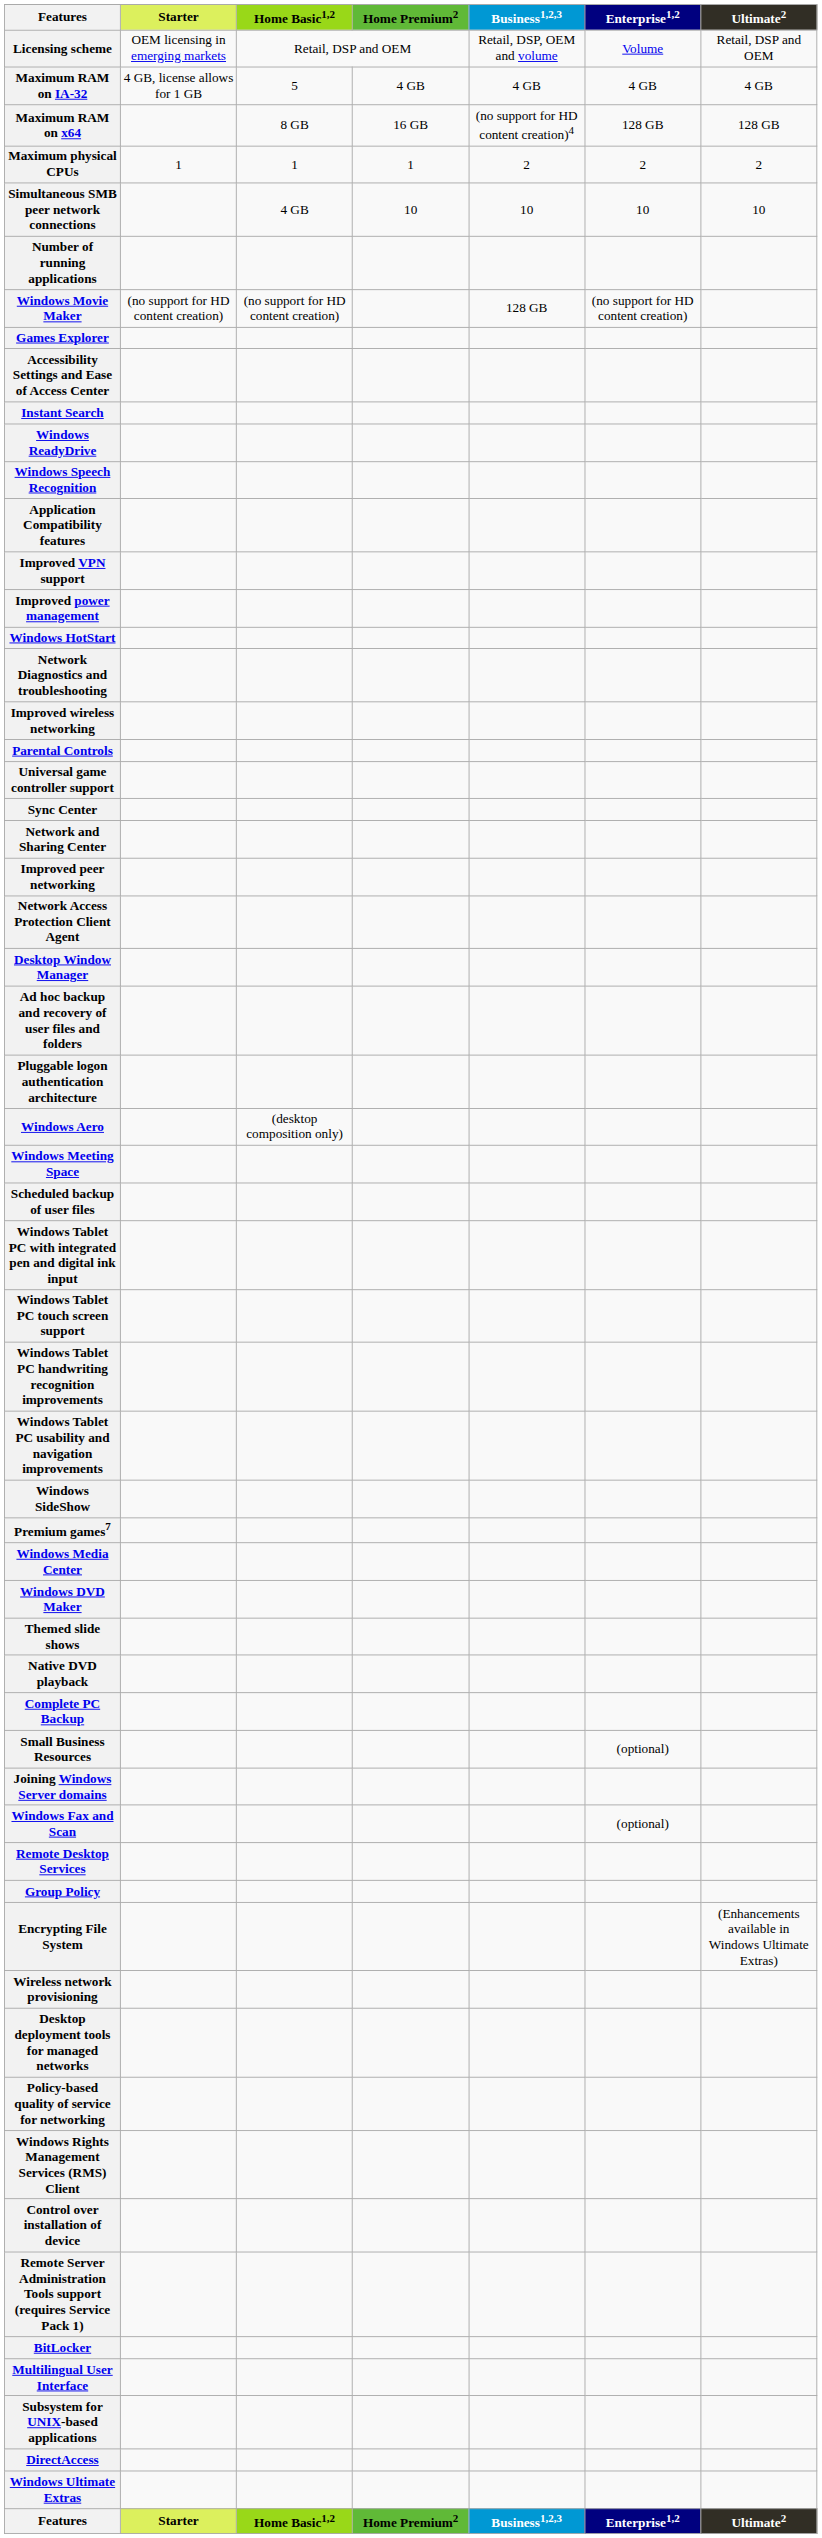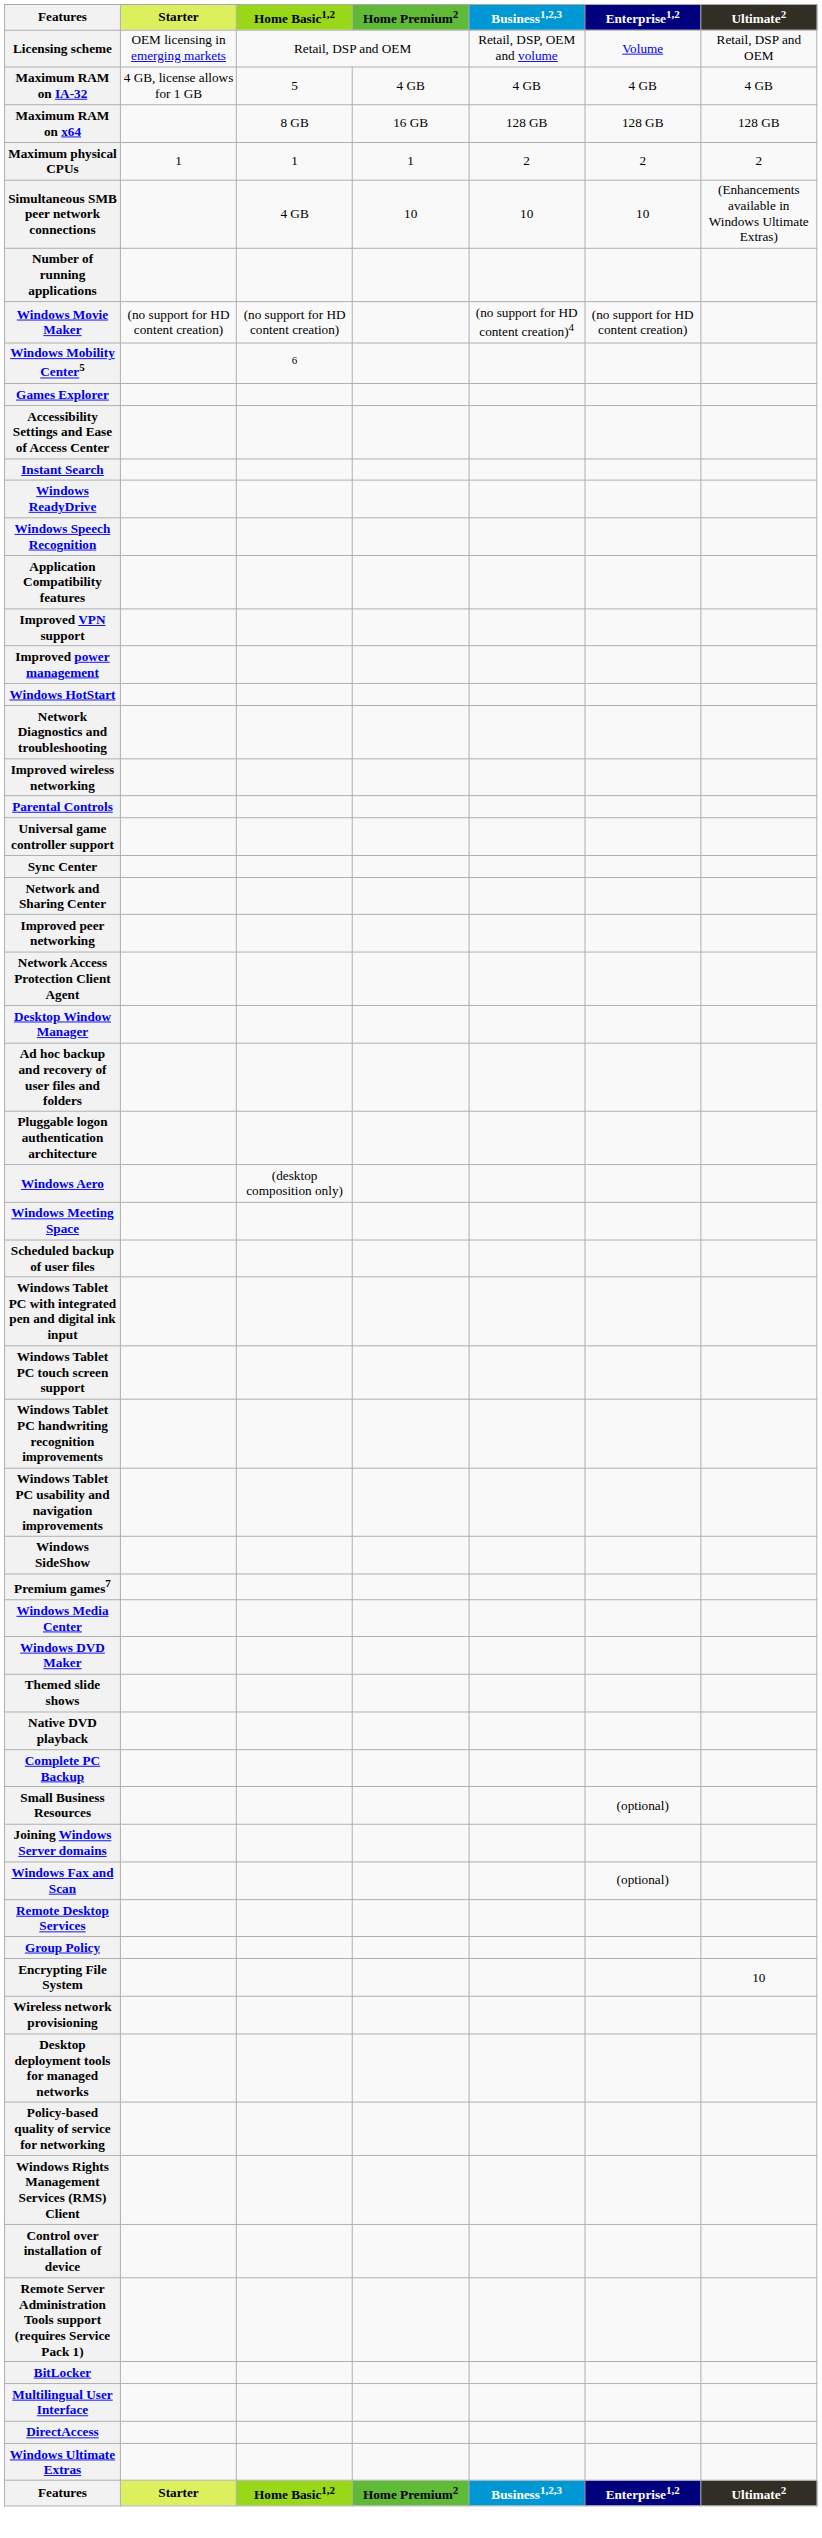(527, 125) (no support for HD content creation)4 -> (527, 123) 128 GB
(759, 210) 10 -> (759, 214) (Enhancements available in Windows Ultimate Extras)
(527, 308) 128 GB -> (527, 322) (no support for HD content creation)4
+ row: (62, 363)
(759, 1936) (Enhancements available in Windows Ultimate Extras) -> (759, 1977) 10
- row: (62, 2422)
